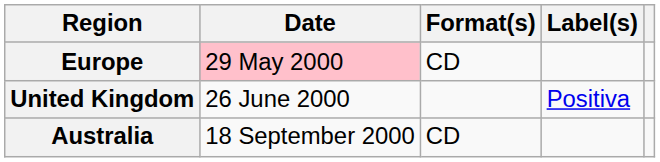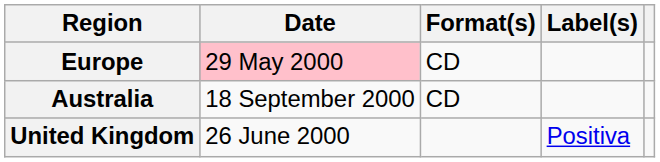rows swapped: (102, 99) <-> (102, 136)
